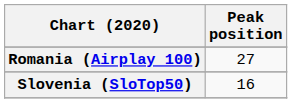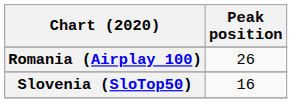(246, 60) 27 -> (246, 60) 26
